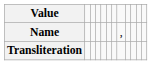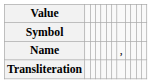+ row: (45, 32)
